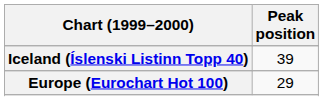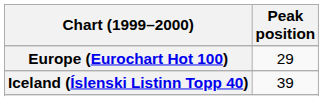rows swapped: (128, 82) <-> (128, 58)
